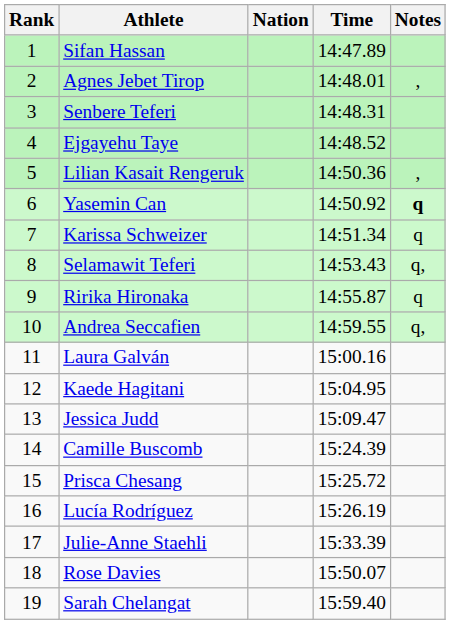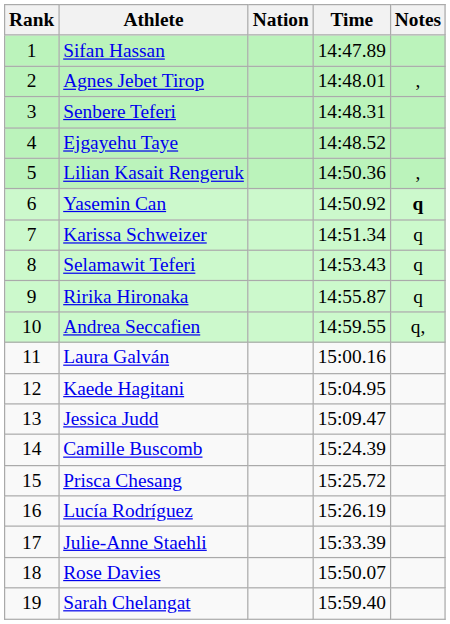(418, 265) q, -> (418, 265) q
